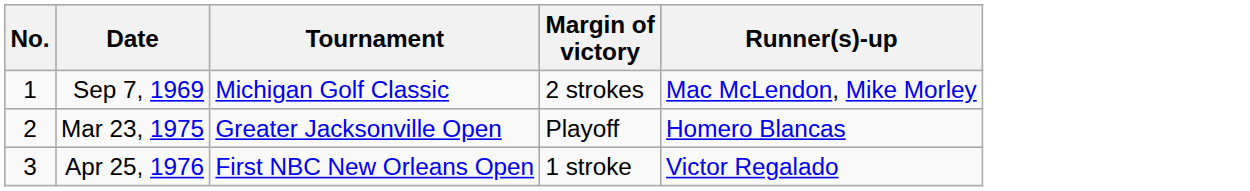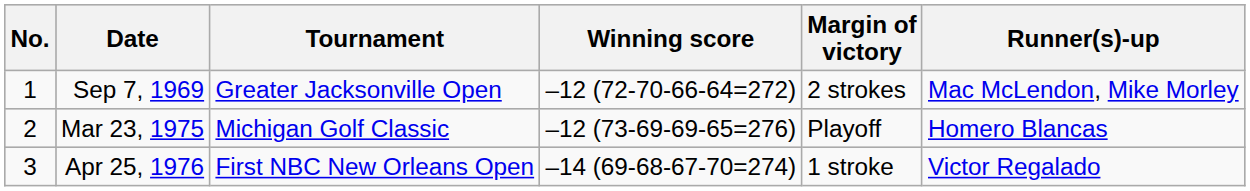+ column: (671, 38)
(332, 90) Michigan Golf Classic -> (359, 90) Greater Jacksonville Open
(359, 128) Greater Jacksonville Open -> (332, 128) Michigan Golf Classic
